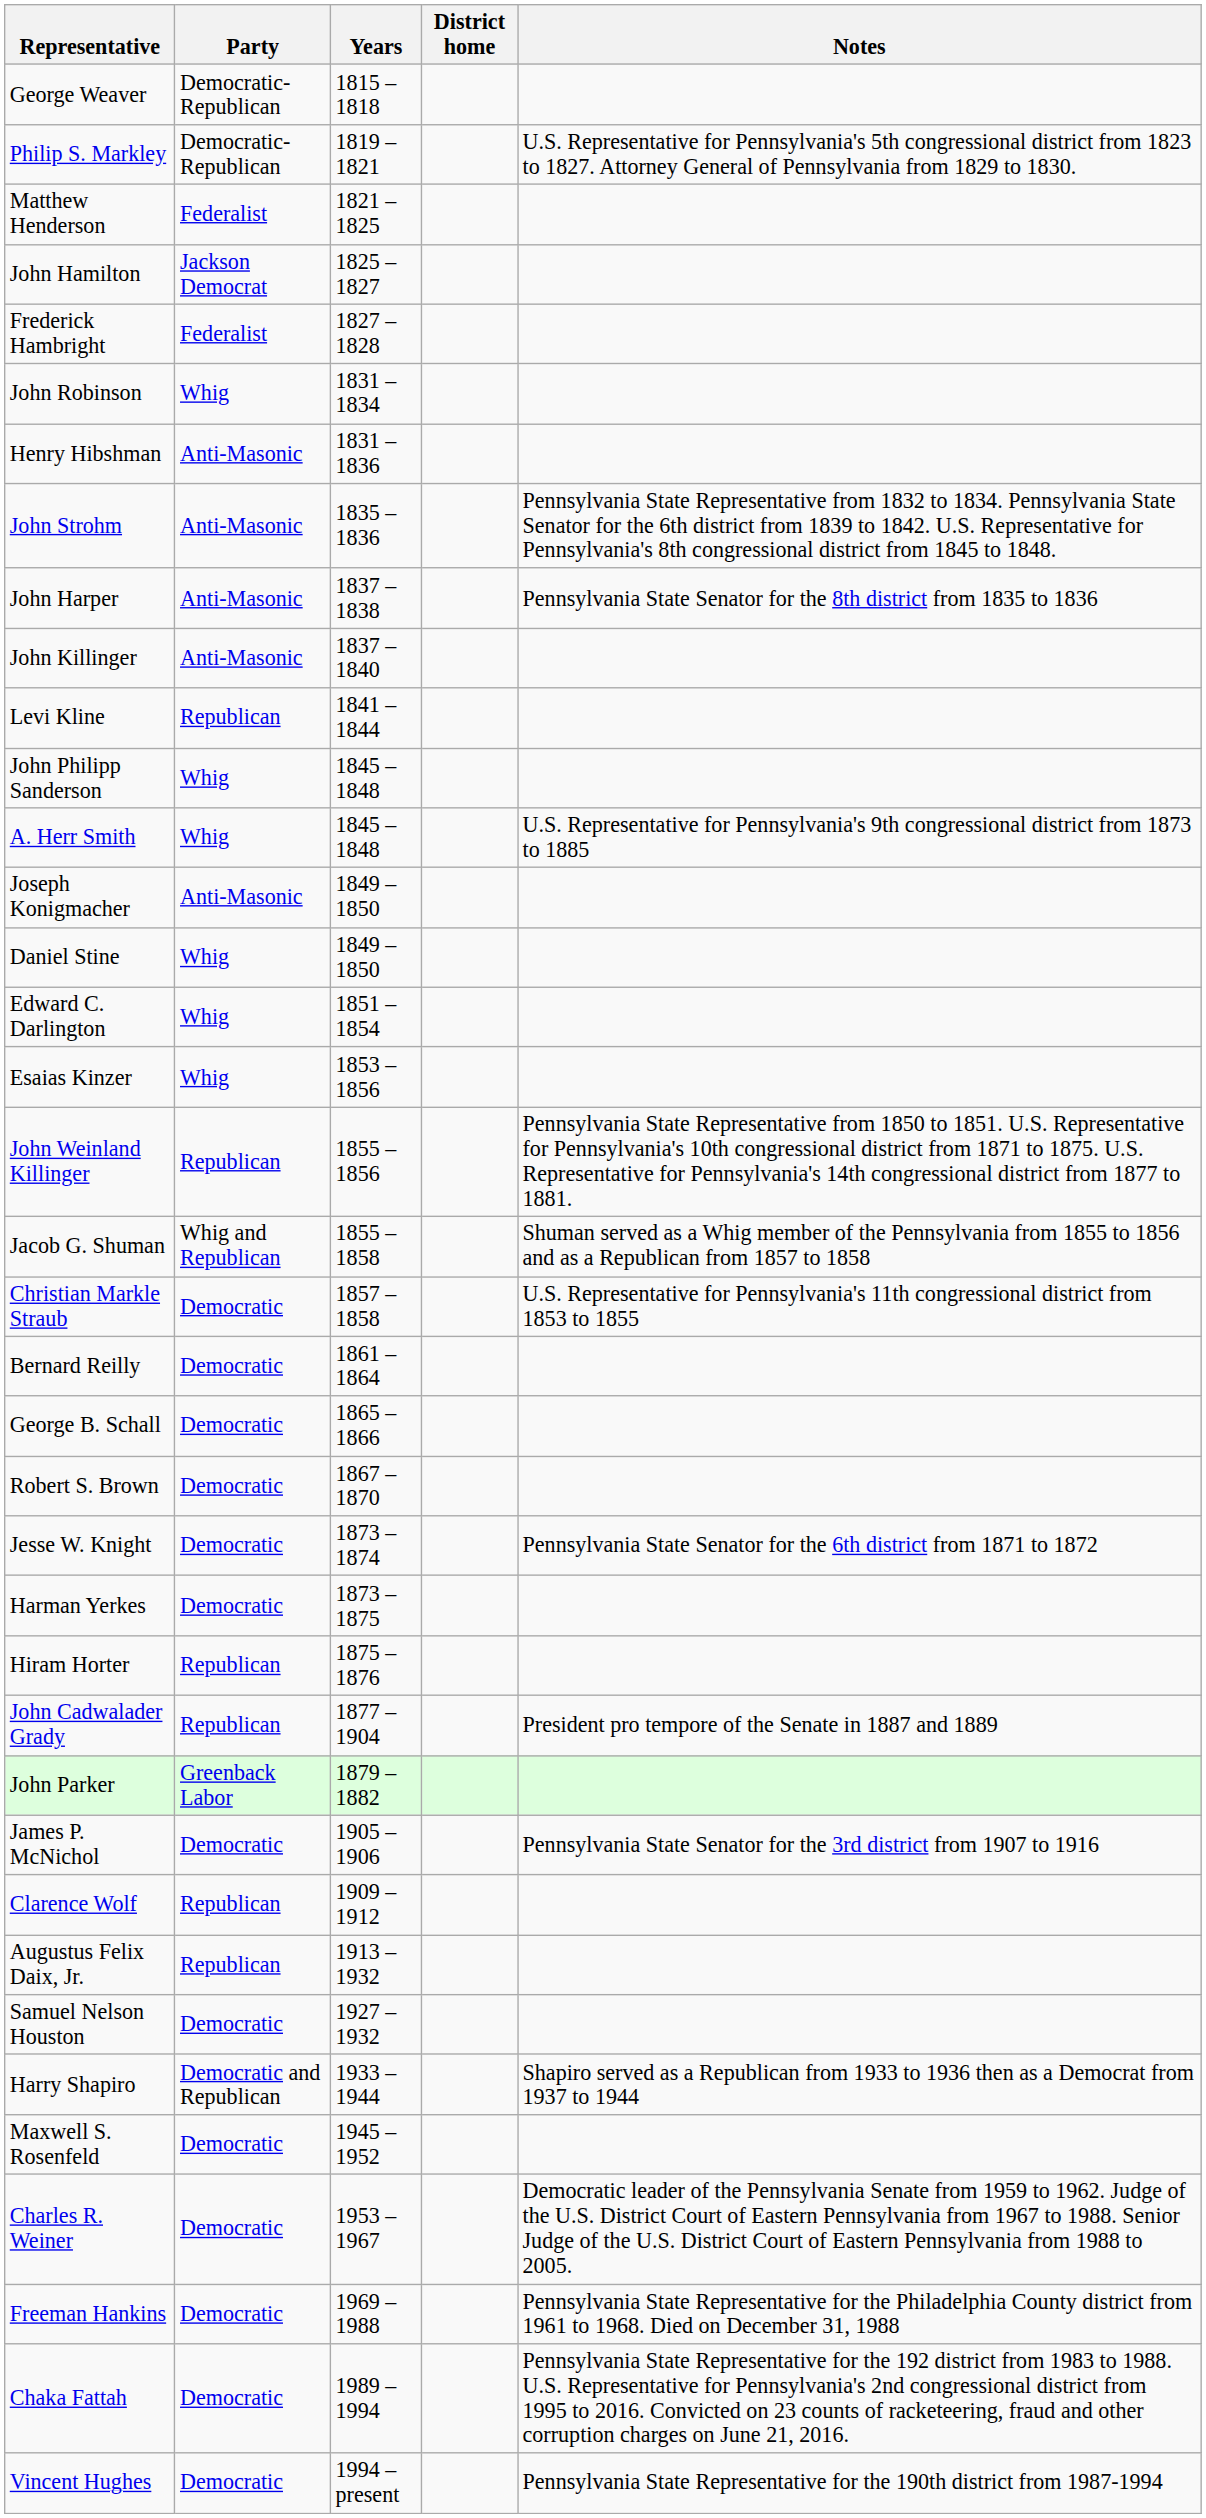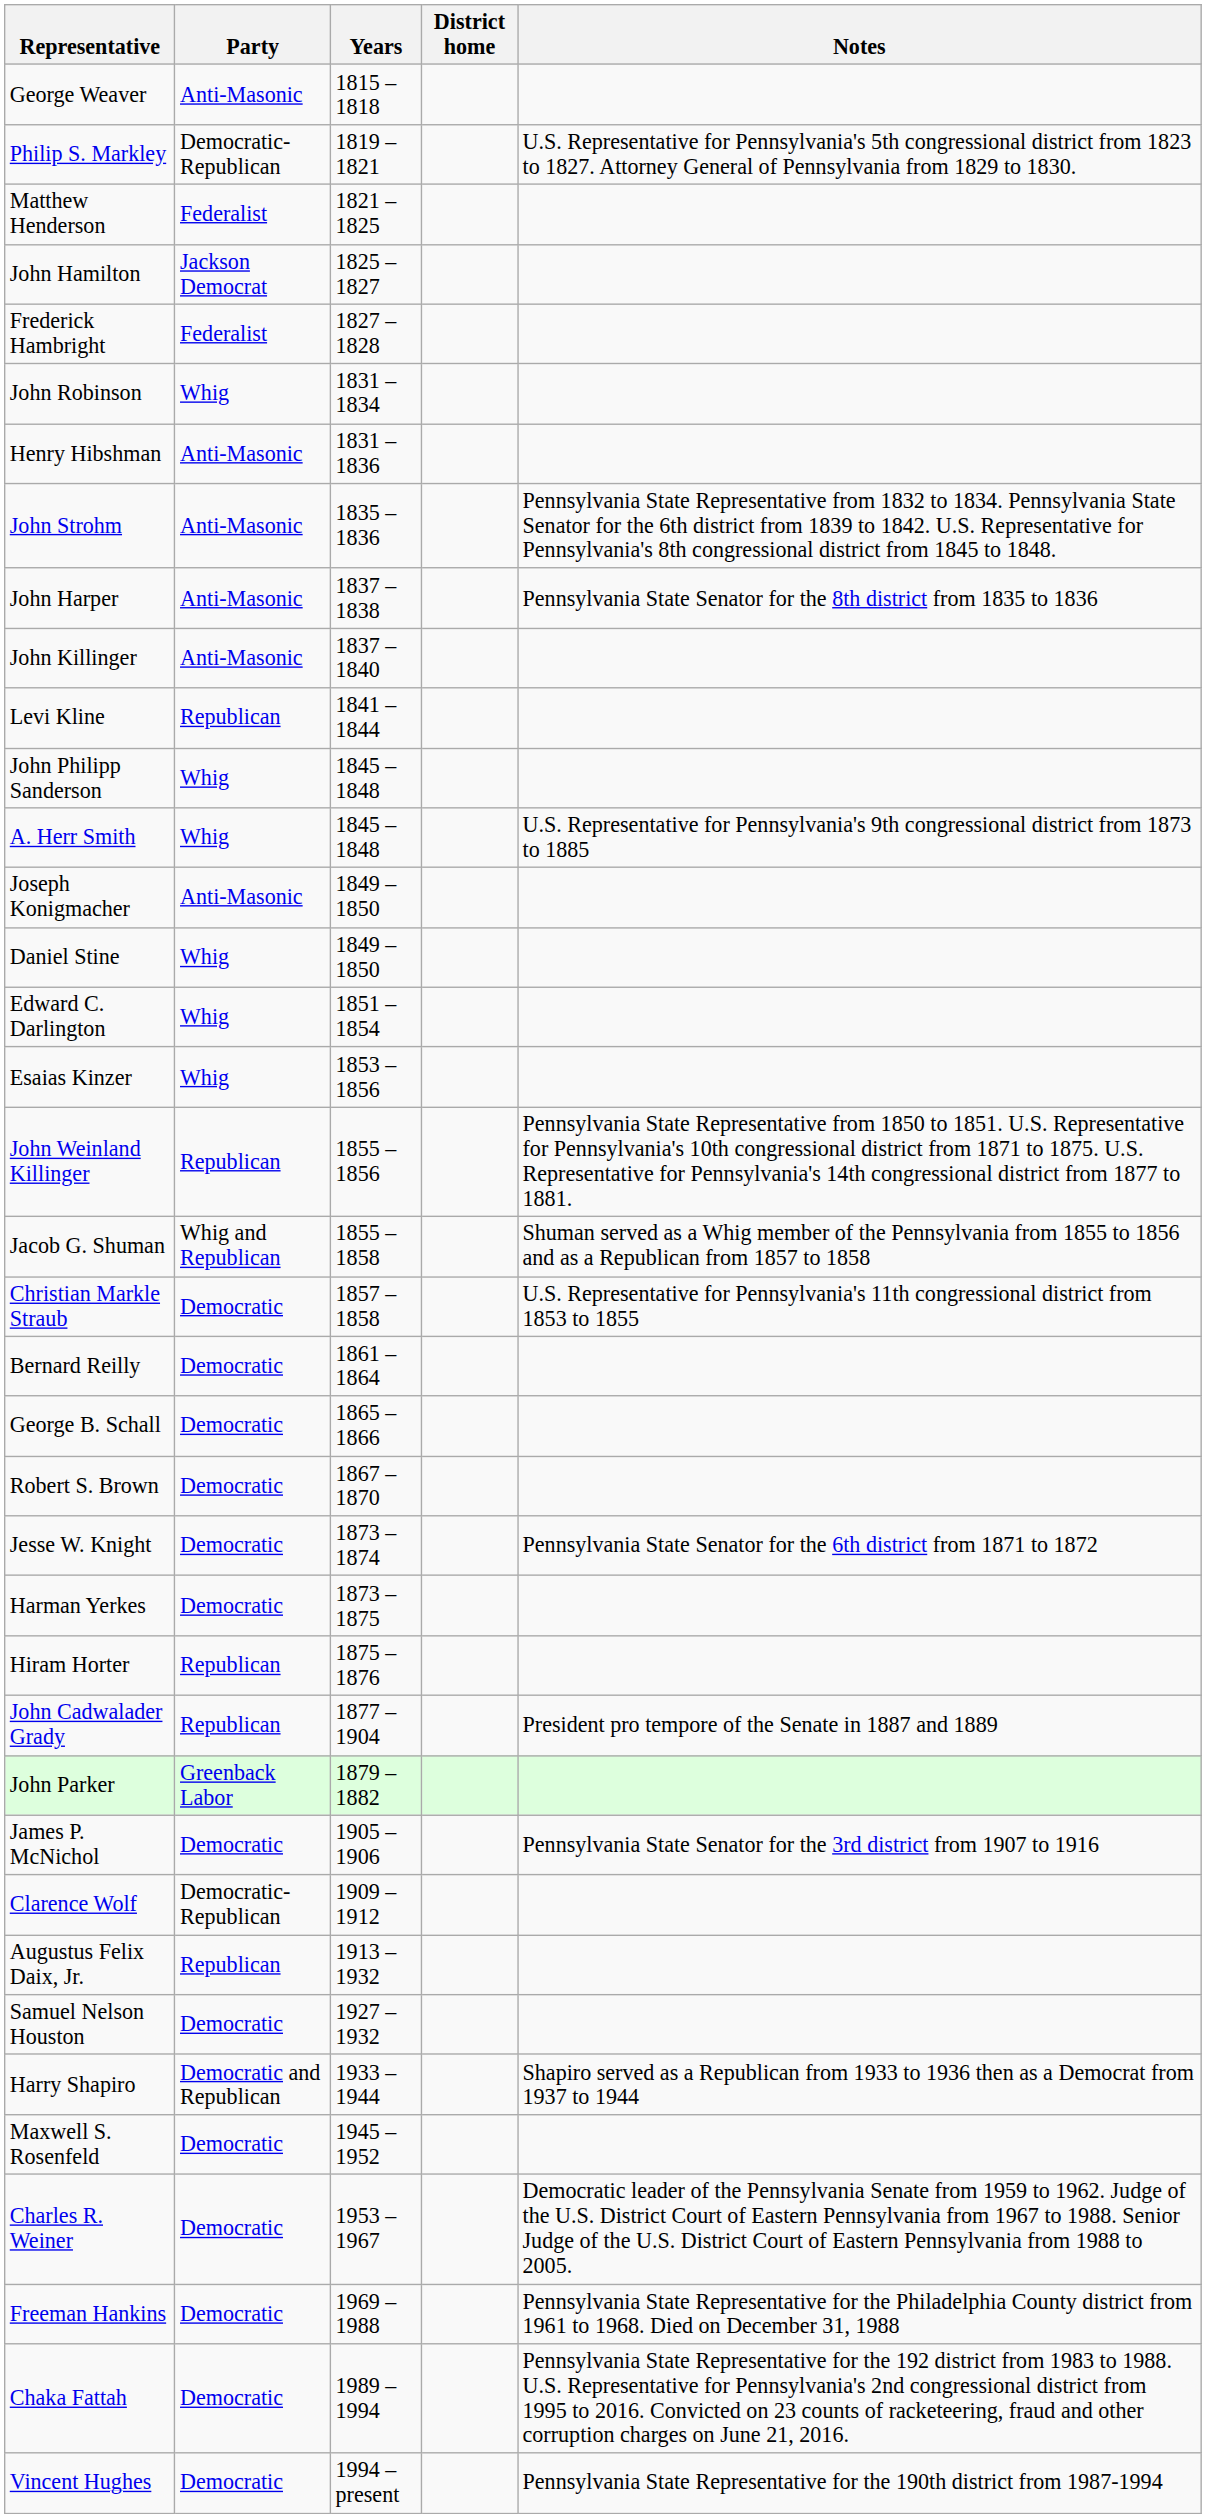(235, 94) Democratic-Republican -> (241, 94) Anti-Masonic
(230, 1904) Republican -> (235, 1904) Democratic-Republican
